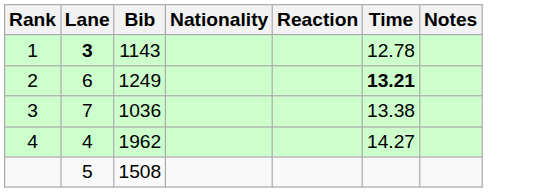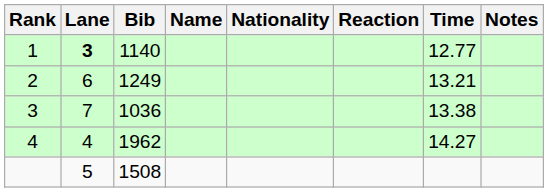+ column: (196, 19)
(140, 50) 1143 -> (140, 50) 1140
(391, 50) 12.78 -> (452, 50) 12.77
(391, 80) bold -> (452, 80) normal
